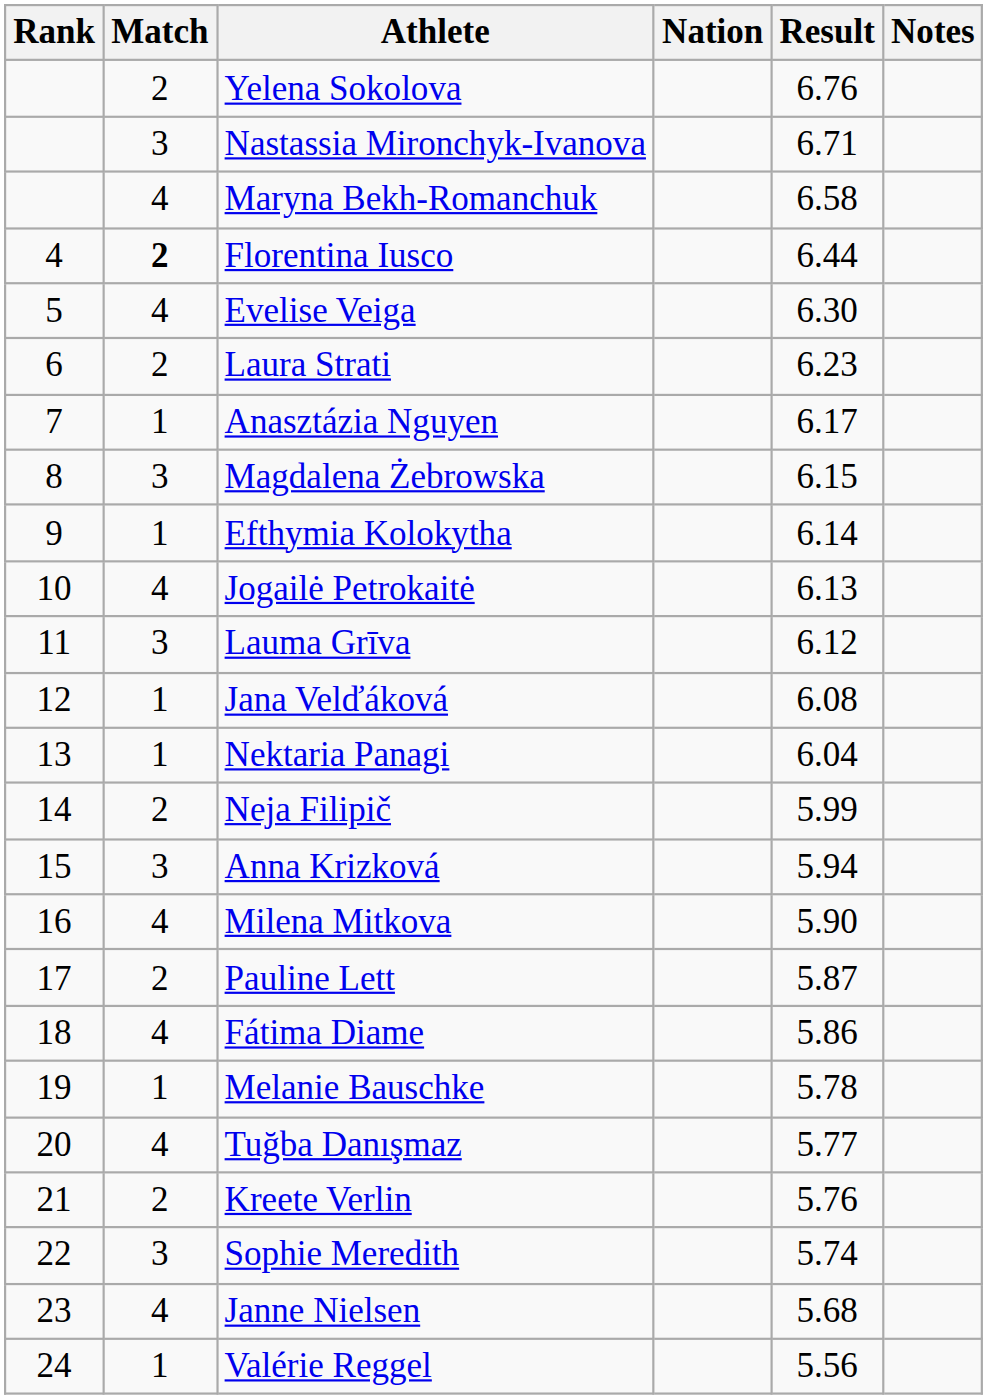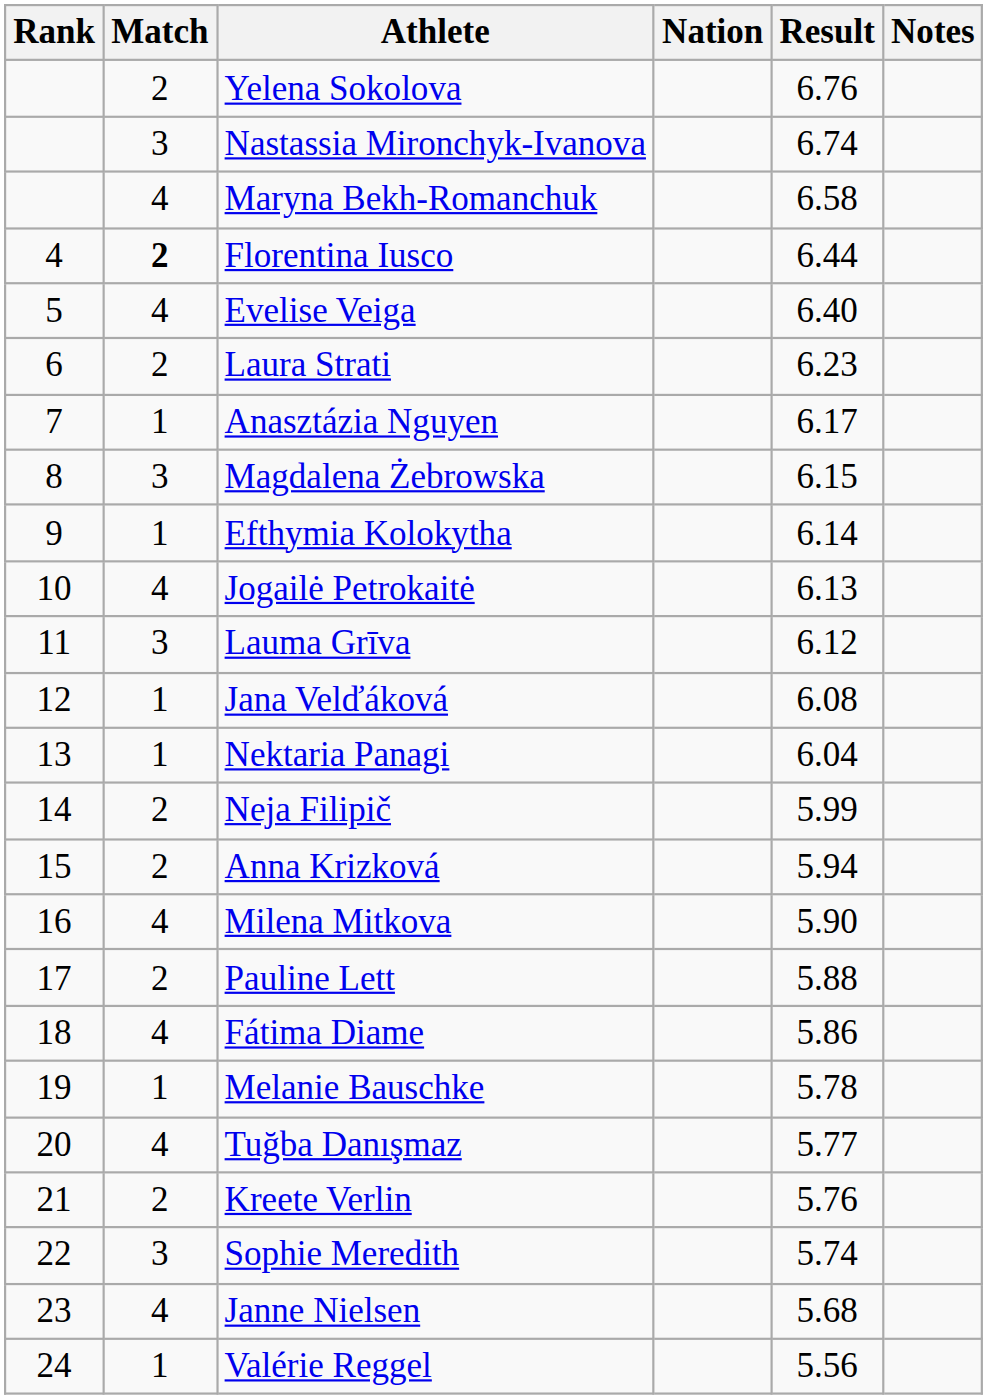(827, 143) 6.71 -> (827, 143) 6.74
(827, 310) 6.30 -> (827, 310) 6.40
(160, 865) 3 -> (160, 865) 2
(827, 976) 5.87 -> (827, 976) 5.88
